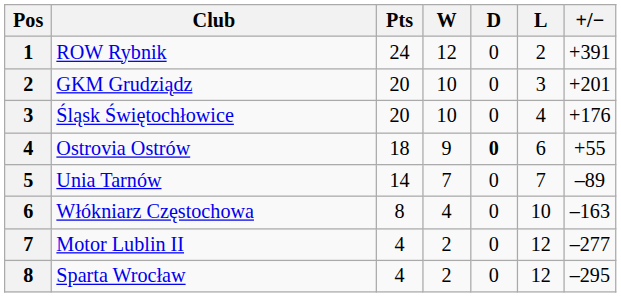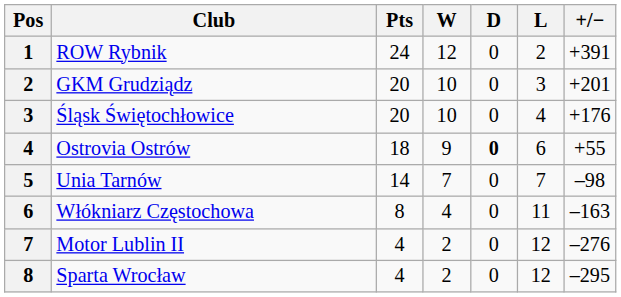(590, 180) –89 -> (590, 180) –98
(541, 212) 10 -> (541, 212) 11
(590, 244) –277 -> (590, 244) –276
